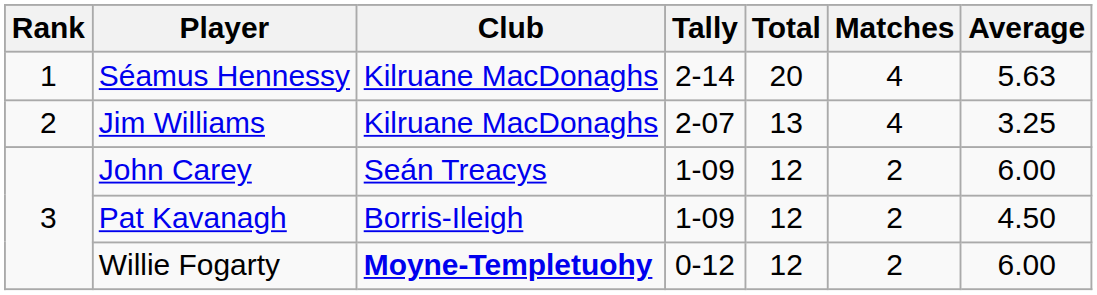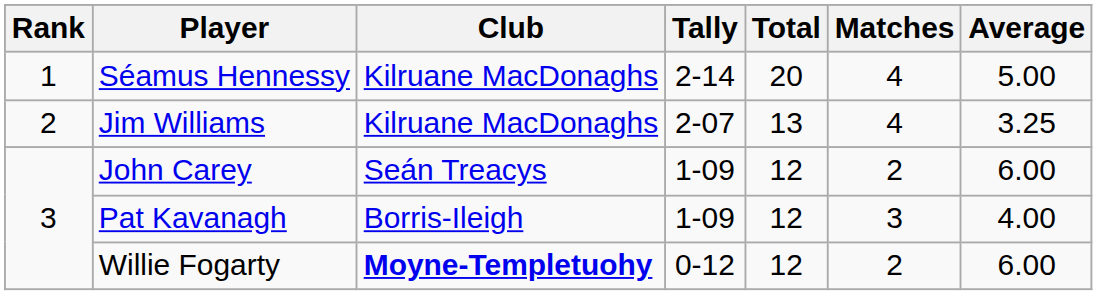(1027, 75) 5.63 -> (1027, 75) 5.00
(895, 218) 2 -> (895, 218) 3
(1027, 218) 4.50 -> (1027, 218) 4.00
